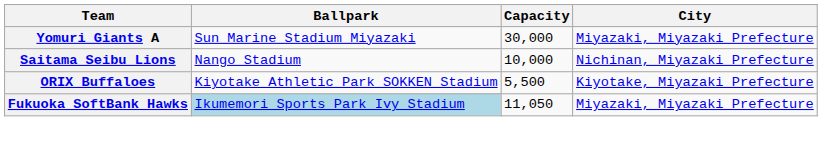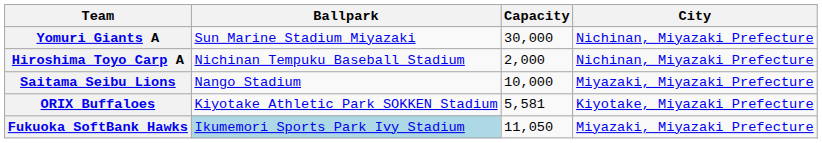(695, 38) Miyazaki, Miyazaki Prefecture -> (695, 38) Nichinan, Miyazaki Prefecture
+ row: (98, 60)
(695, 60) Nichinan, Miyazaki Prefecture -> (695, 82) Miyazaki, Miyazaki Prefecture
(525, 82) 5,500 -> (525, 105) 5,581
